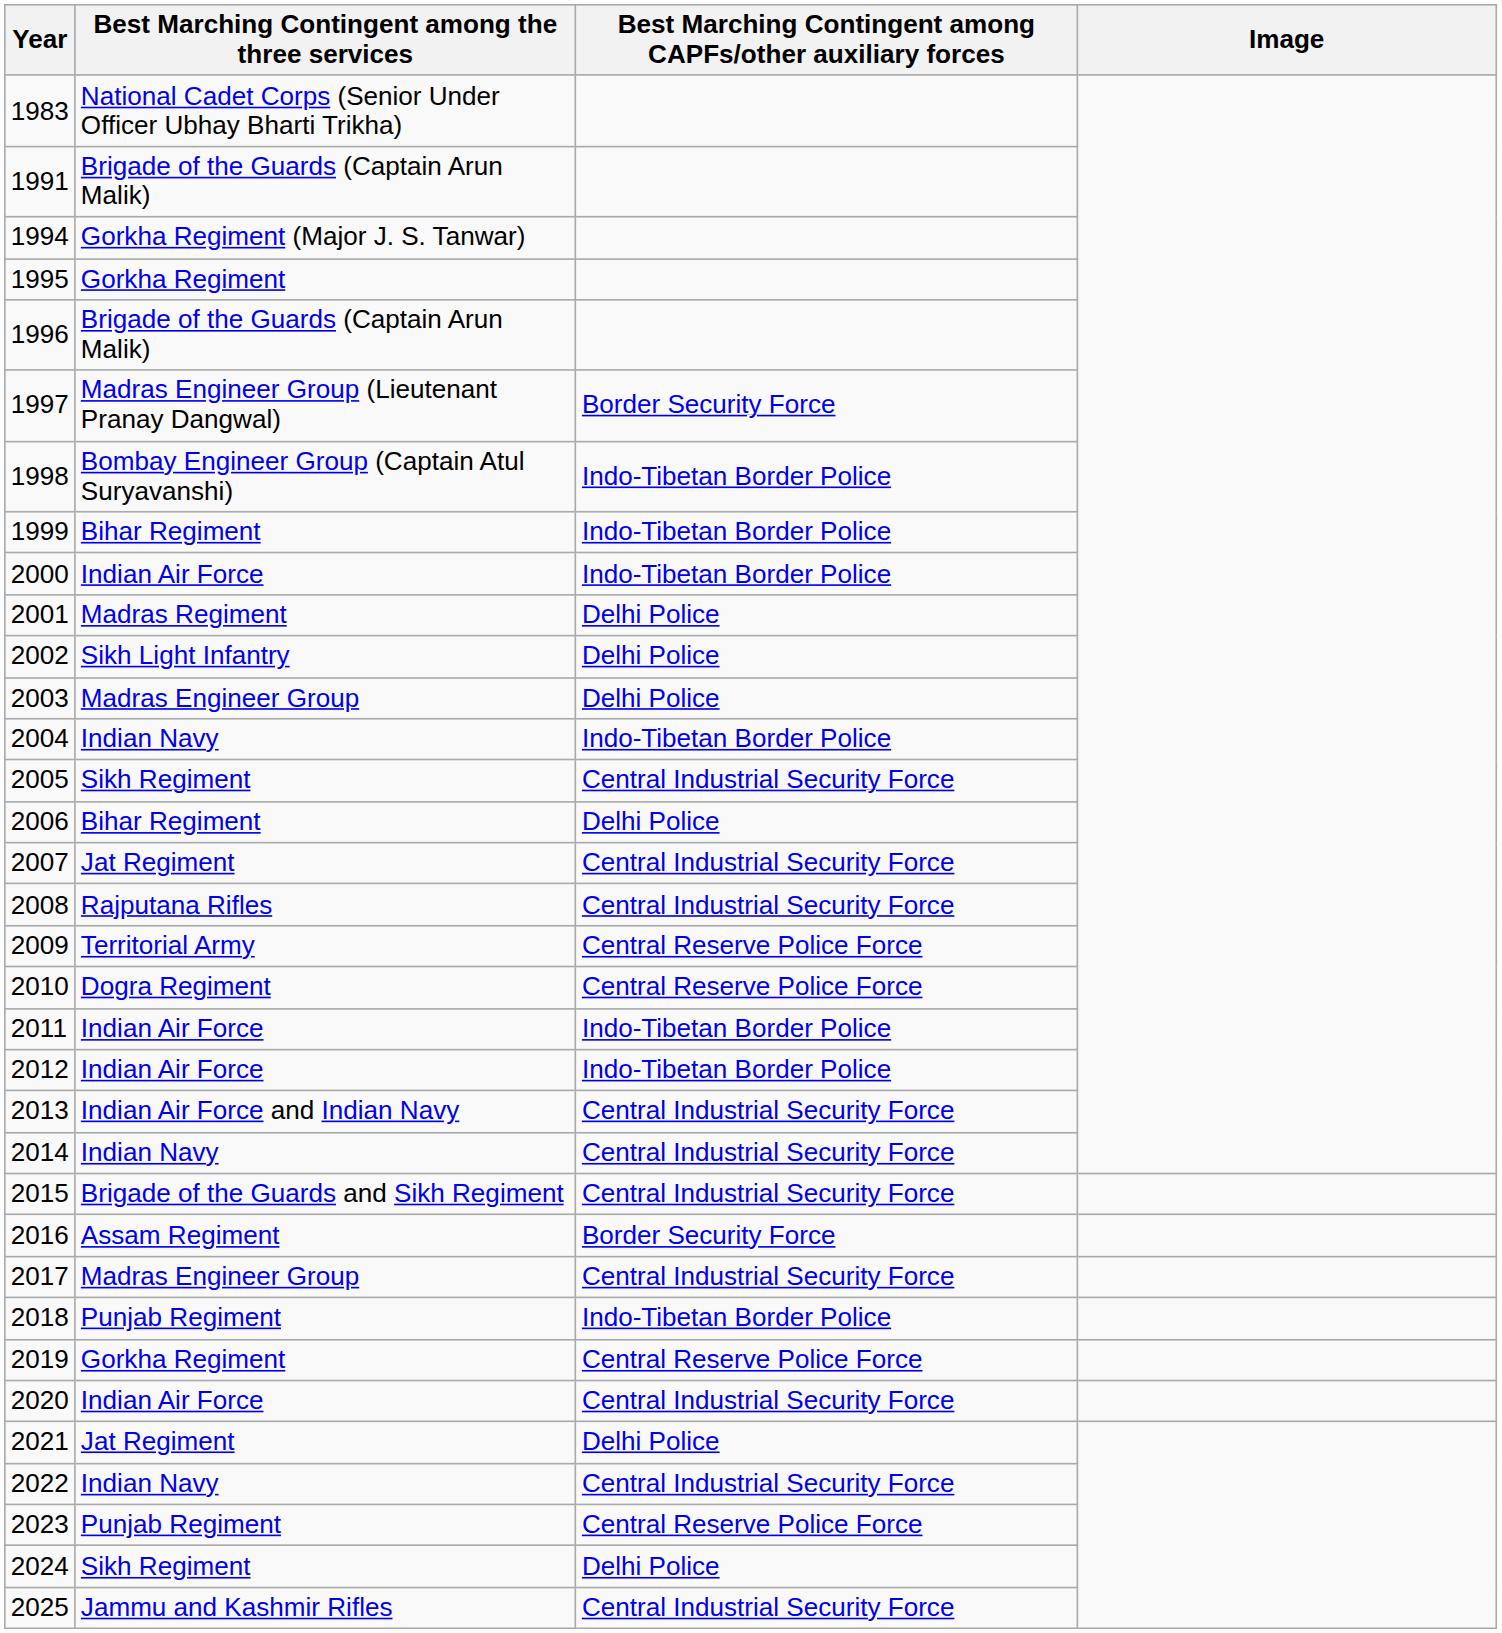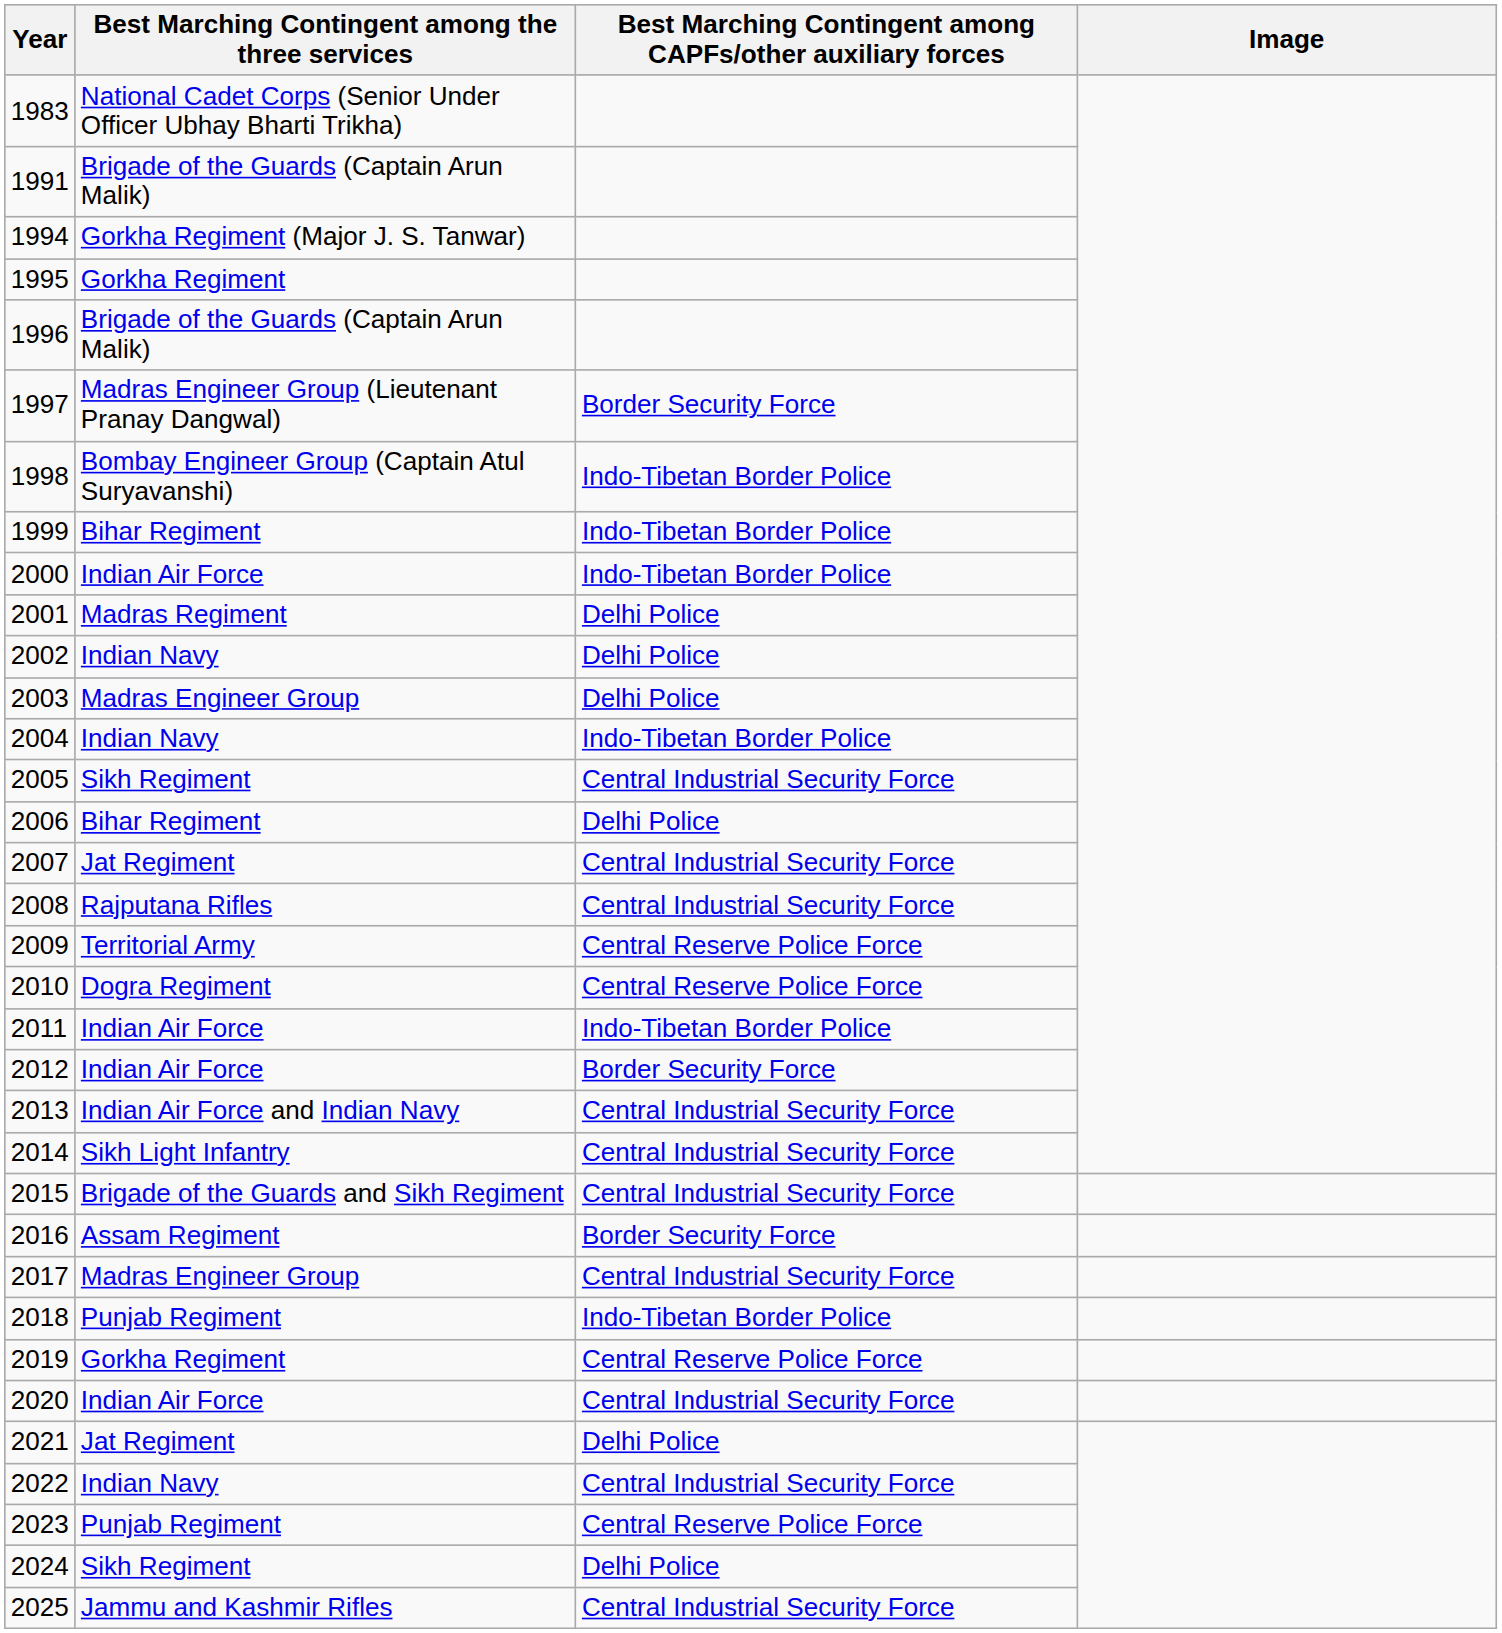(185, 656) Sikh Light Infantry -> (150, 656) Indian Navy
(737, 1069) Indo-Tibetan Border Police -> (709, 1069) Border Security Force
(150, 1152) Indian Navy -> (185, 1152) Sikh Light Infantry
